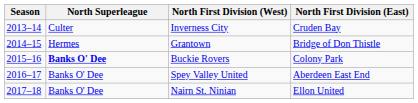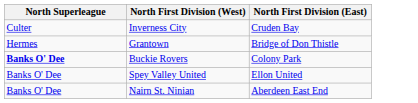- column: (25, 12)
(331, 75) Aberdeen East End -> (277, 75) Ellon United
(319, 91) Ellon United -> (290, 91) Aberdeen East End
